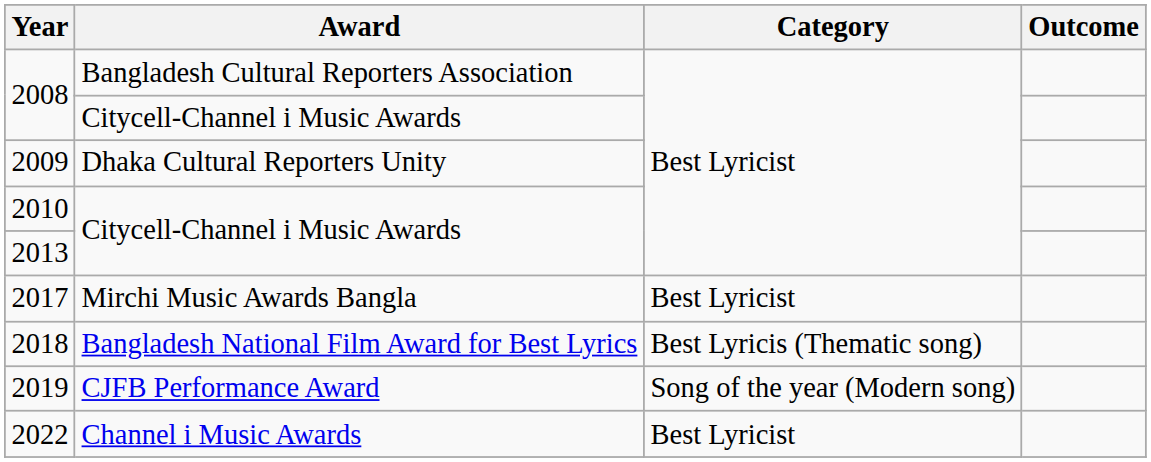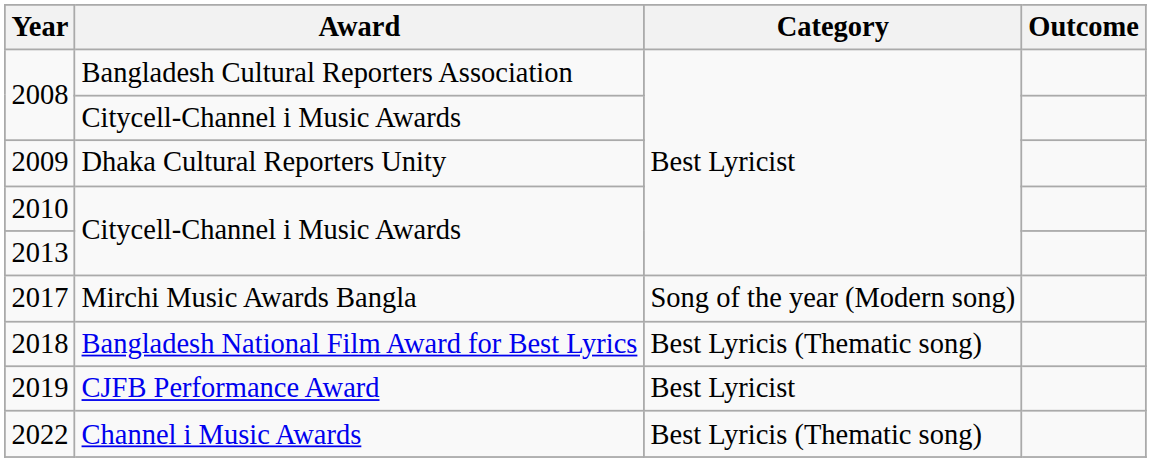(723, 298) Best Lyricist -> (833, 298) Song of the year (Modern song)
(833, 388) Song of the year (Modern song) -> (723, 388) Best Lyricist
(723, 433) Best Lyricist -> (816, 433) Best Lyricis (Thematic song)
